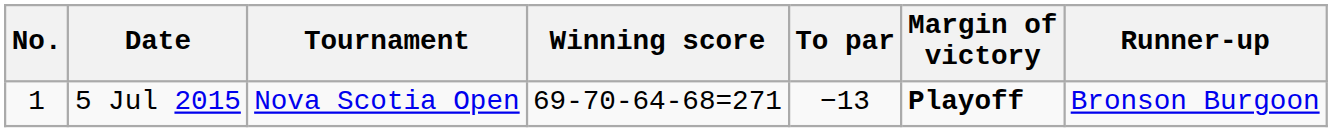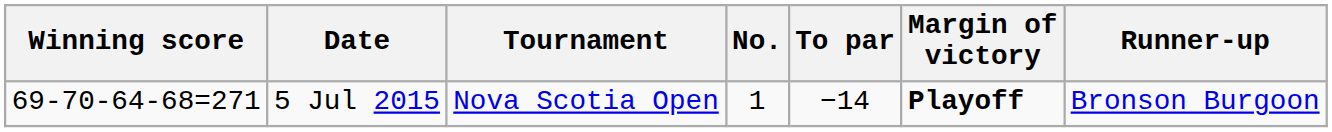columns swapped: (37, 43) <-> (657, 43)
(845, 104) −13 -> (845, 104) −14
